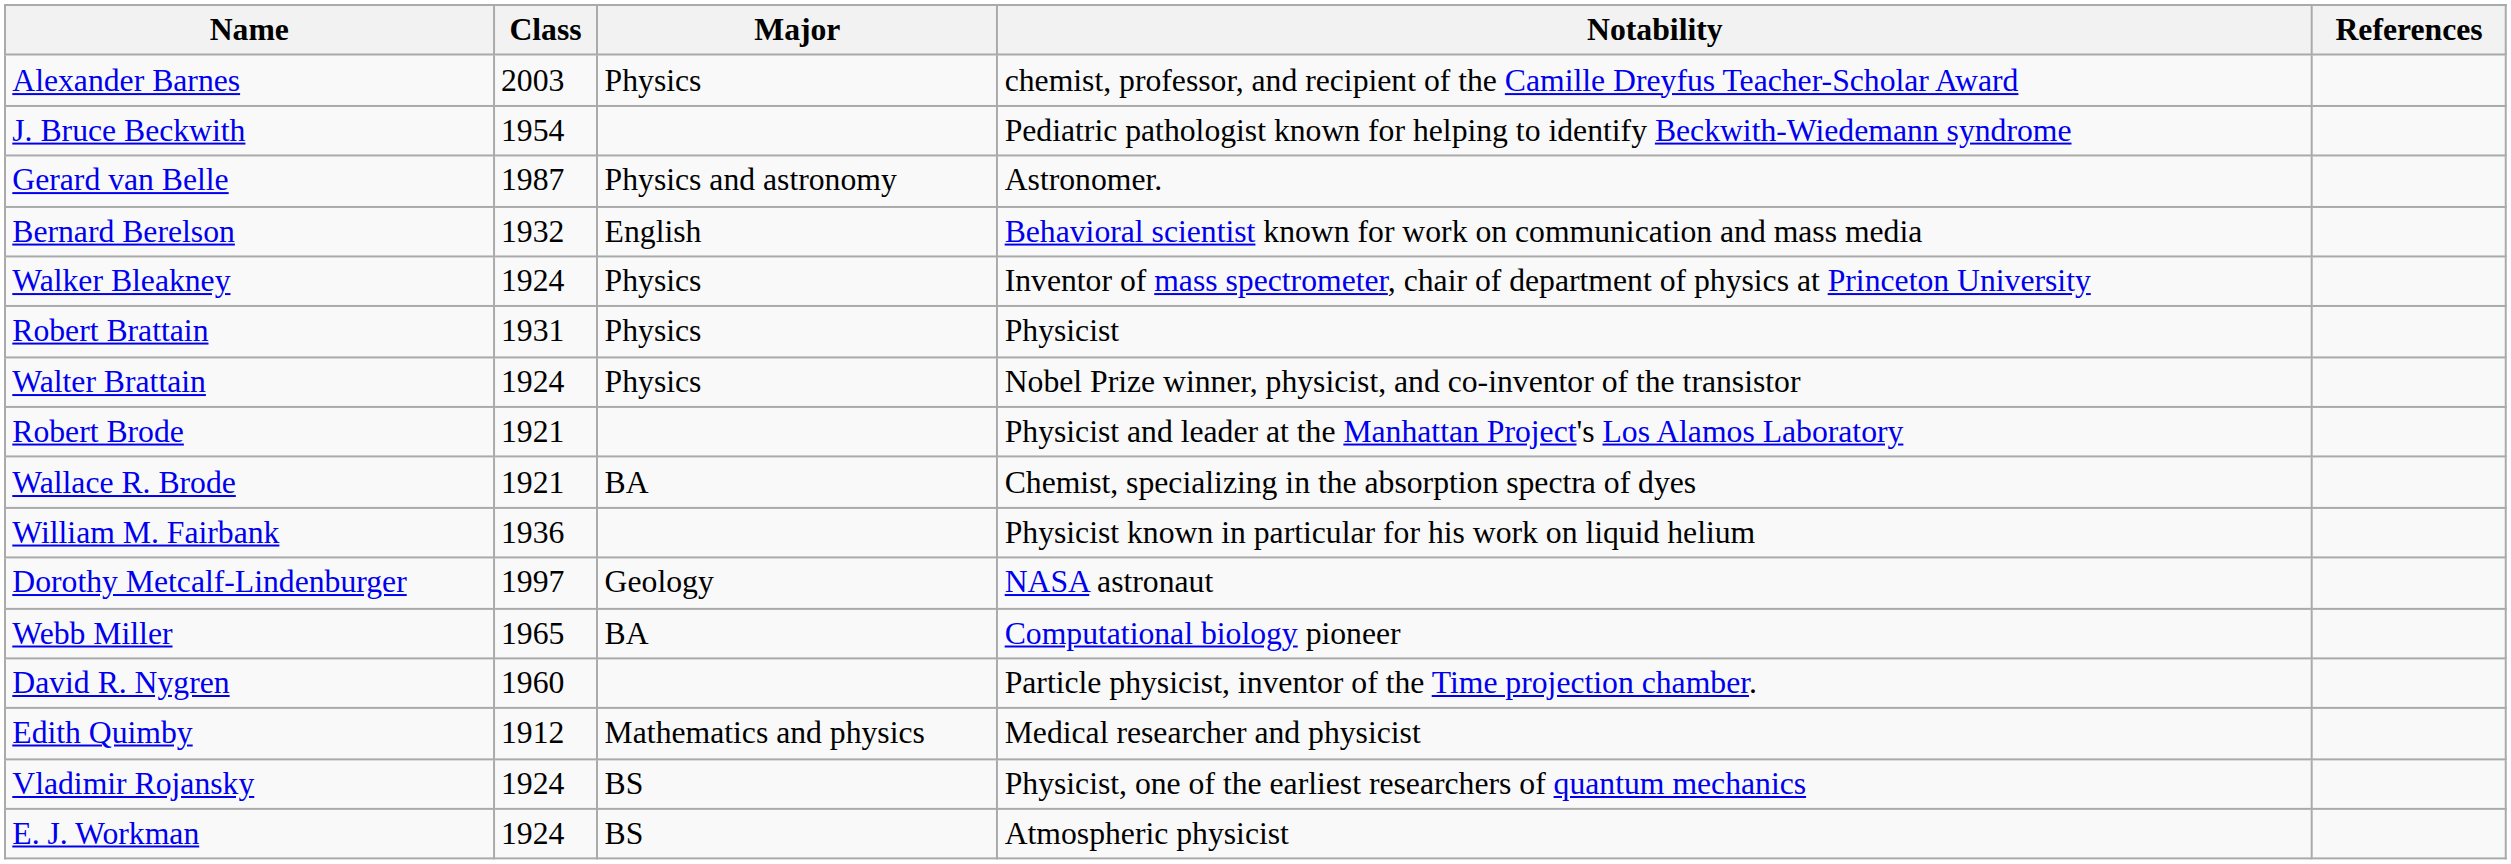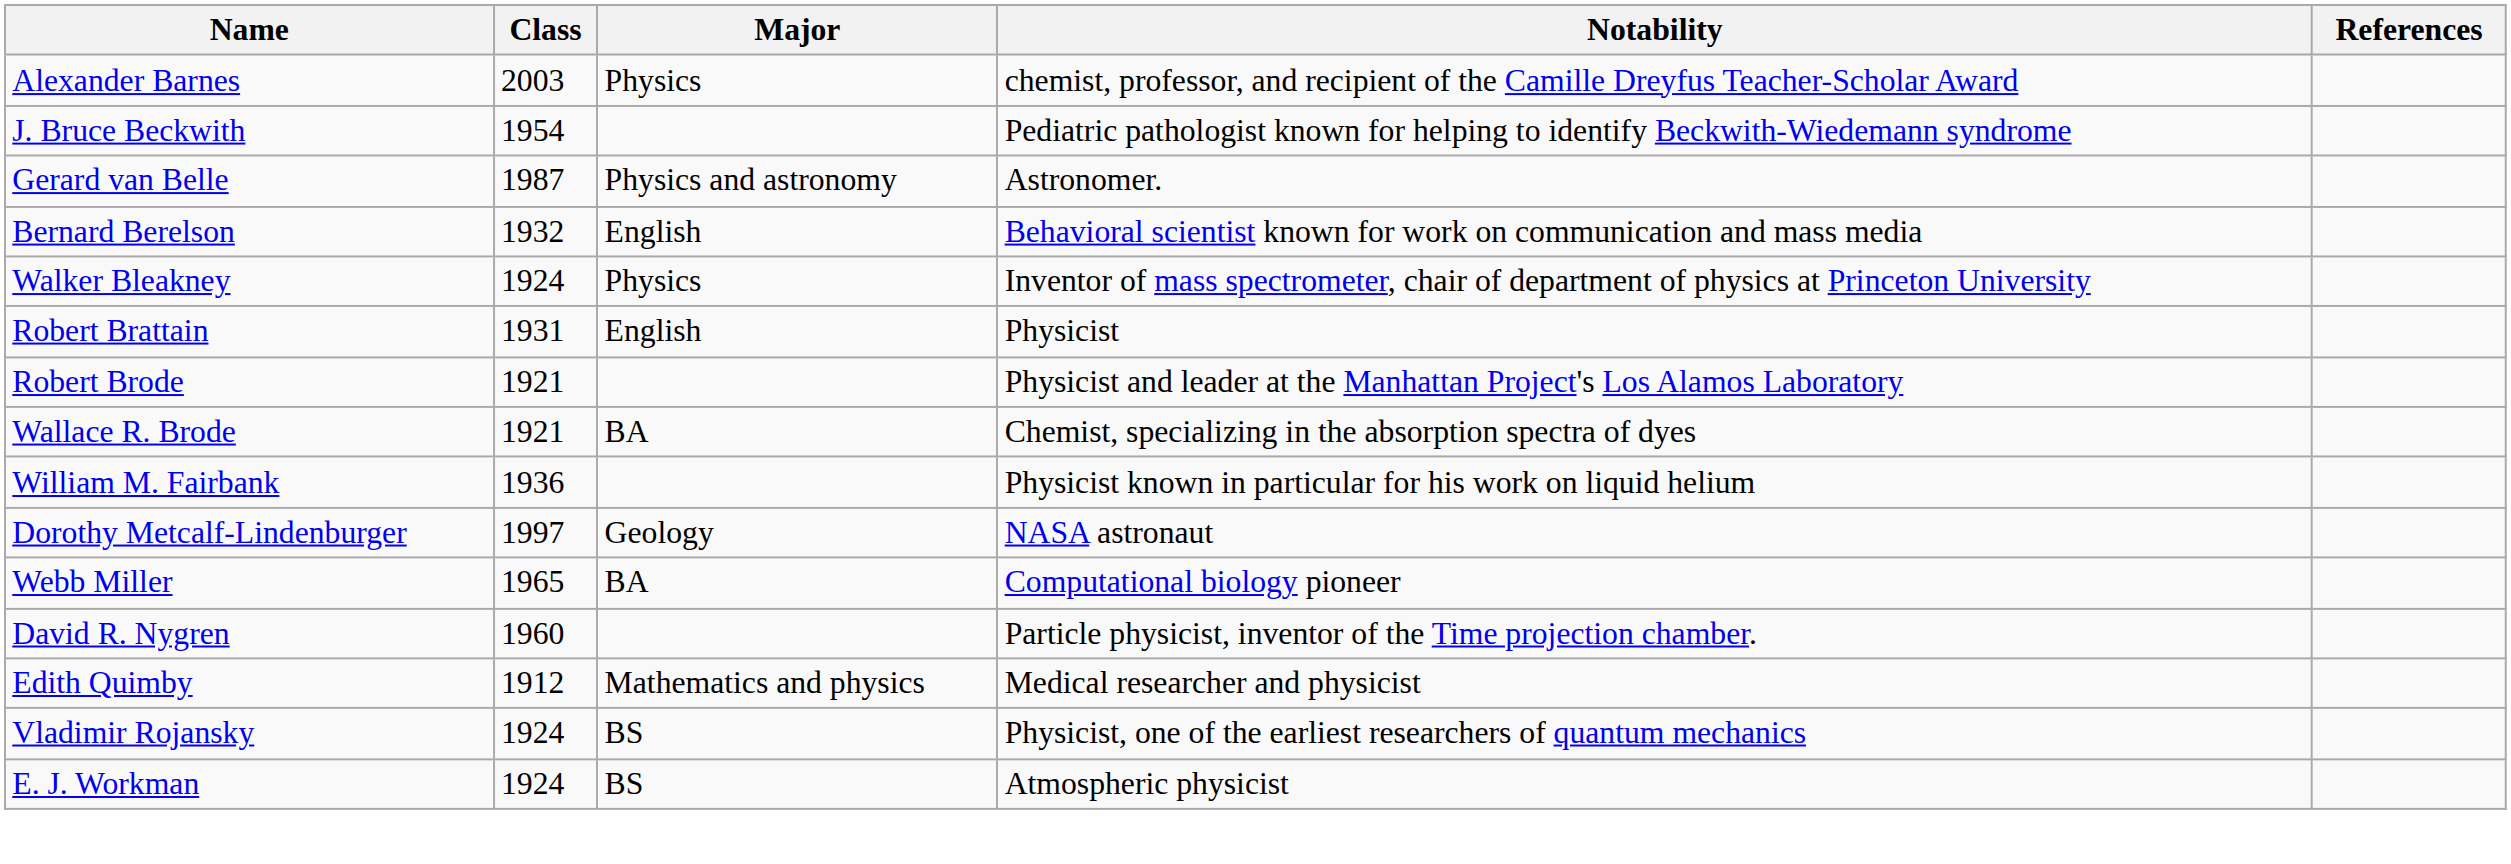(653, 331) Physics -> (653, 331) English
- row: (109, 381)
